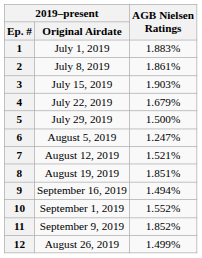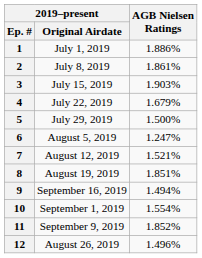(163, 48) 1.883% -> (163, 48) 1.886%
(163, 208) 1.552% -> (163, 208) 1.554%
(163, 244) 1.499% -> (163, 244) 1.496%
